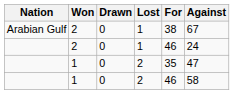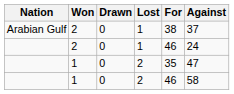(193, 30) 67 -> (193, 30) 37
